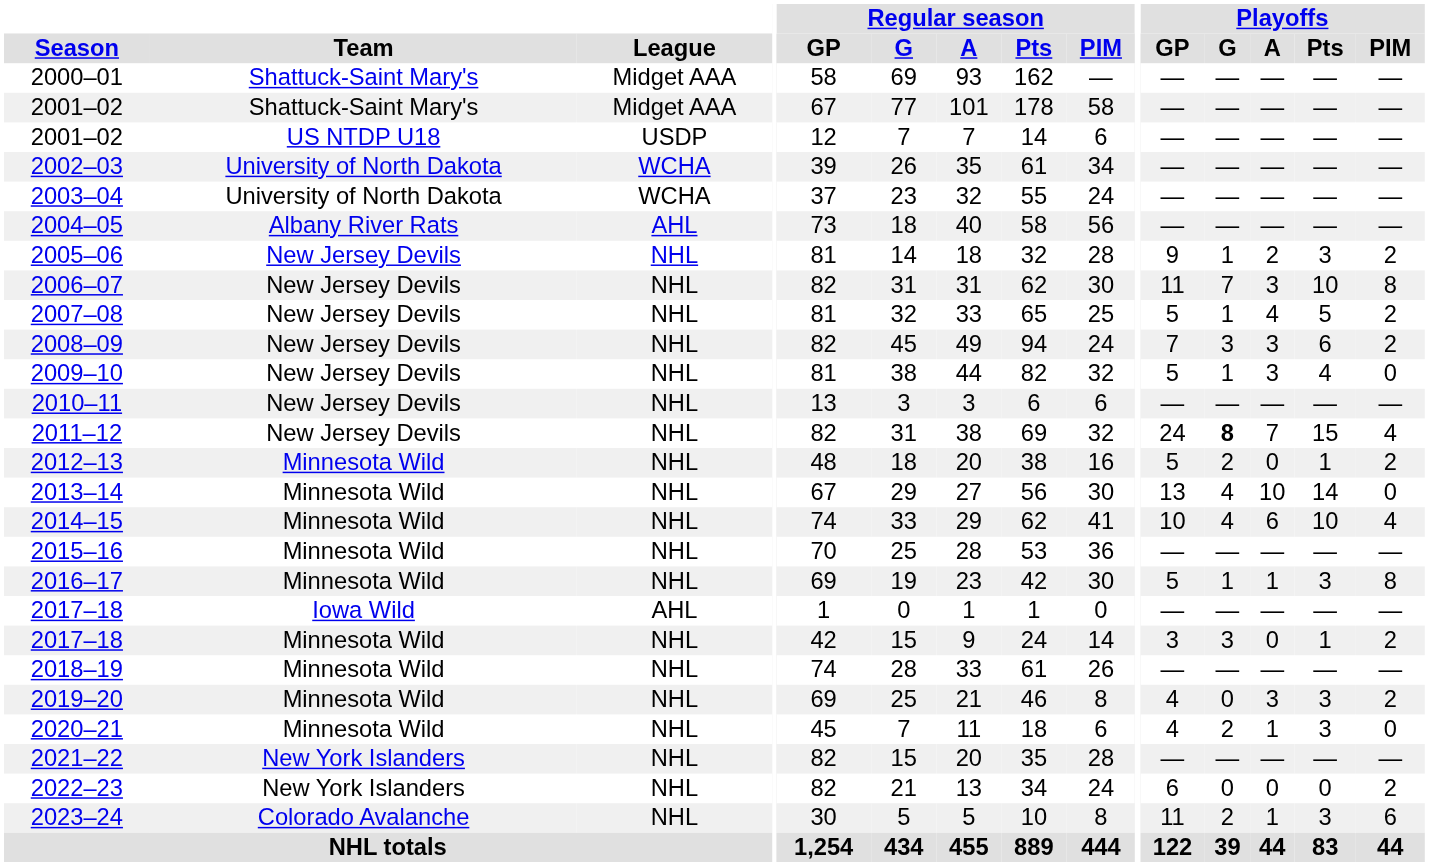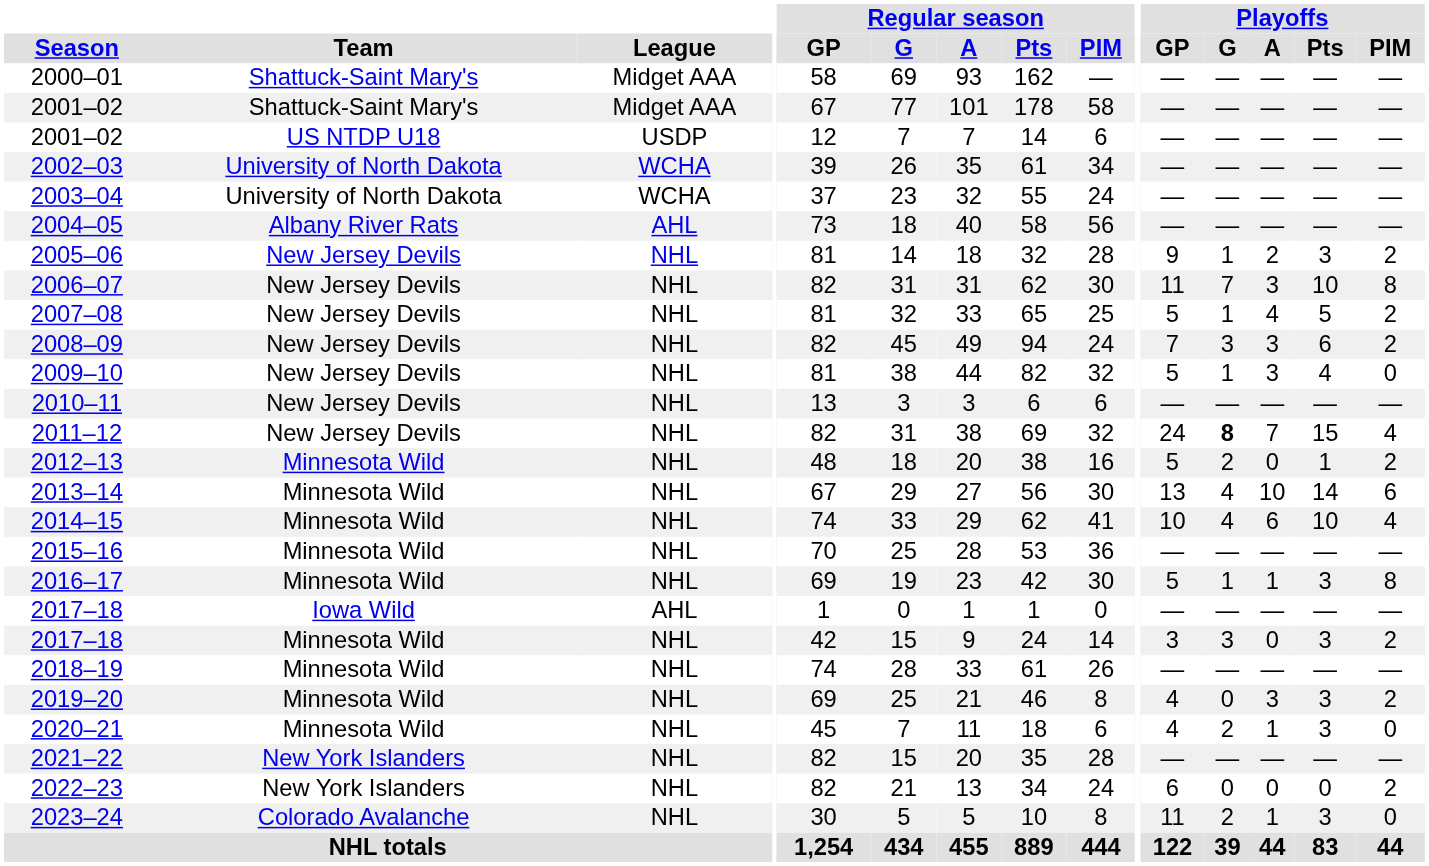(1390, 492) 0 -> (1390, 492) 6
(1325, 640) 1 -> (1325, 640) 3
(1390, 817) 6 -> (1390, 817) 0
